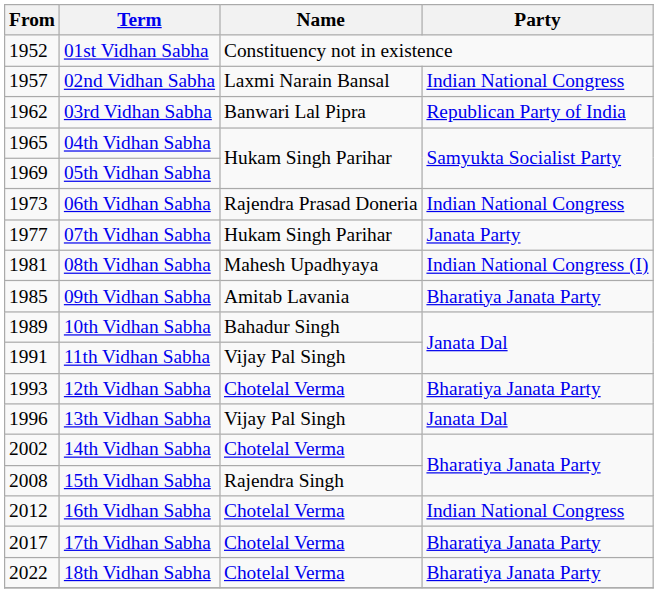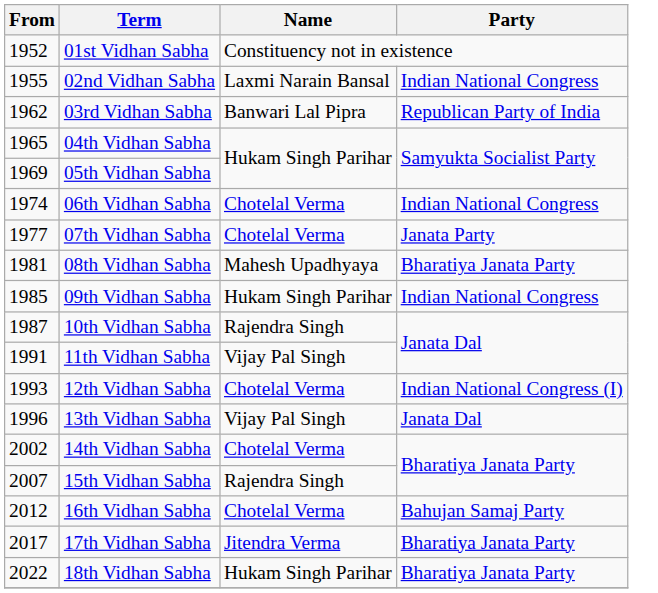(28, 81) 1957 -> (28, 81) 1955
(28, 204) 1973 -> (28, 204) 1974
(321, 204) Rajendra Prasad Doneria -> (284, 204) Chotelal Verma
(308, 234) Hukam Singh Parihar -> (284, 234) Chotelal Verma
(537, 265) Indian National Congress (I) -> (488, 265) Bharatiya Janata Party
(287, 296) Amitab Lavania -> (308, 296) Hukam Singh Parihar
(514, 296) Bharatiya Janata Party -> (500, 296) Indian National Congress
(28, 326) 1989 -> (28, 326) 1987
(282, 326) Bahadur Singh -> (284, 326) Rajendra Singh
(514, 388) Bharatiya Janata Party -> (512, 388) Indian National Congress (I)
(28, 480) 2008 -> (28, 480) 2007
(525, 511) Indian National Congress -> (482, 511) Bahujan Samaj Party
(284, 541) Chotelal Verma -> (282, 541) Jitendra Verma
(284, 572) Chotelal Verma -> (308, 572) Hukam Singh Parihar
